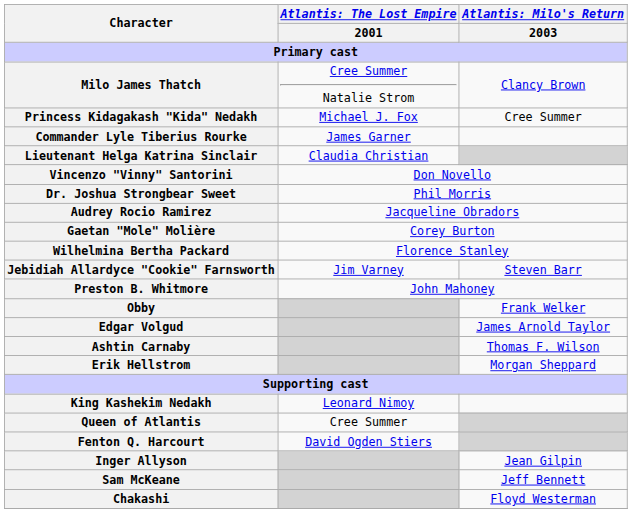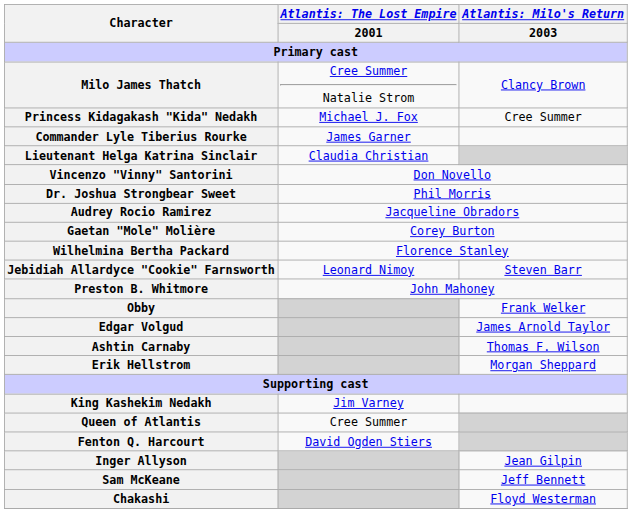(369, 270) Jim Varney -> (369, 270) Leonard Nimoy
(369, 403) Leonard Nimoy -> (369, 403) Jim Varney
